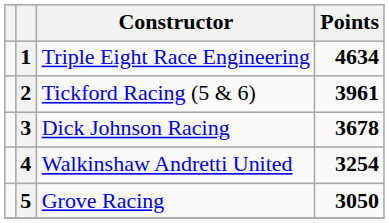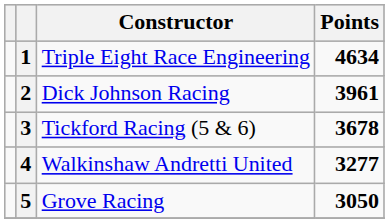(149, 93) Tickford Racing (5 & 6) -> (136, 93) Dick Johnson Racing
(136, 129) Dick Johnson Racing -> (149, 129) Tickford Racing (5 & 6)
(357, 164) 3254 -> (357, 164) 3277
